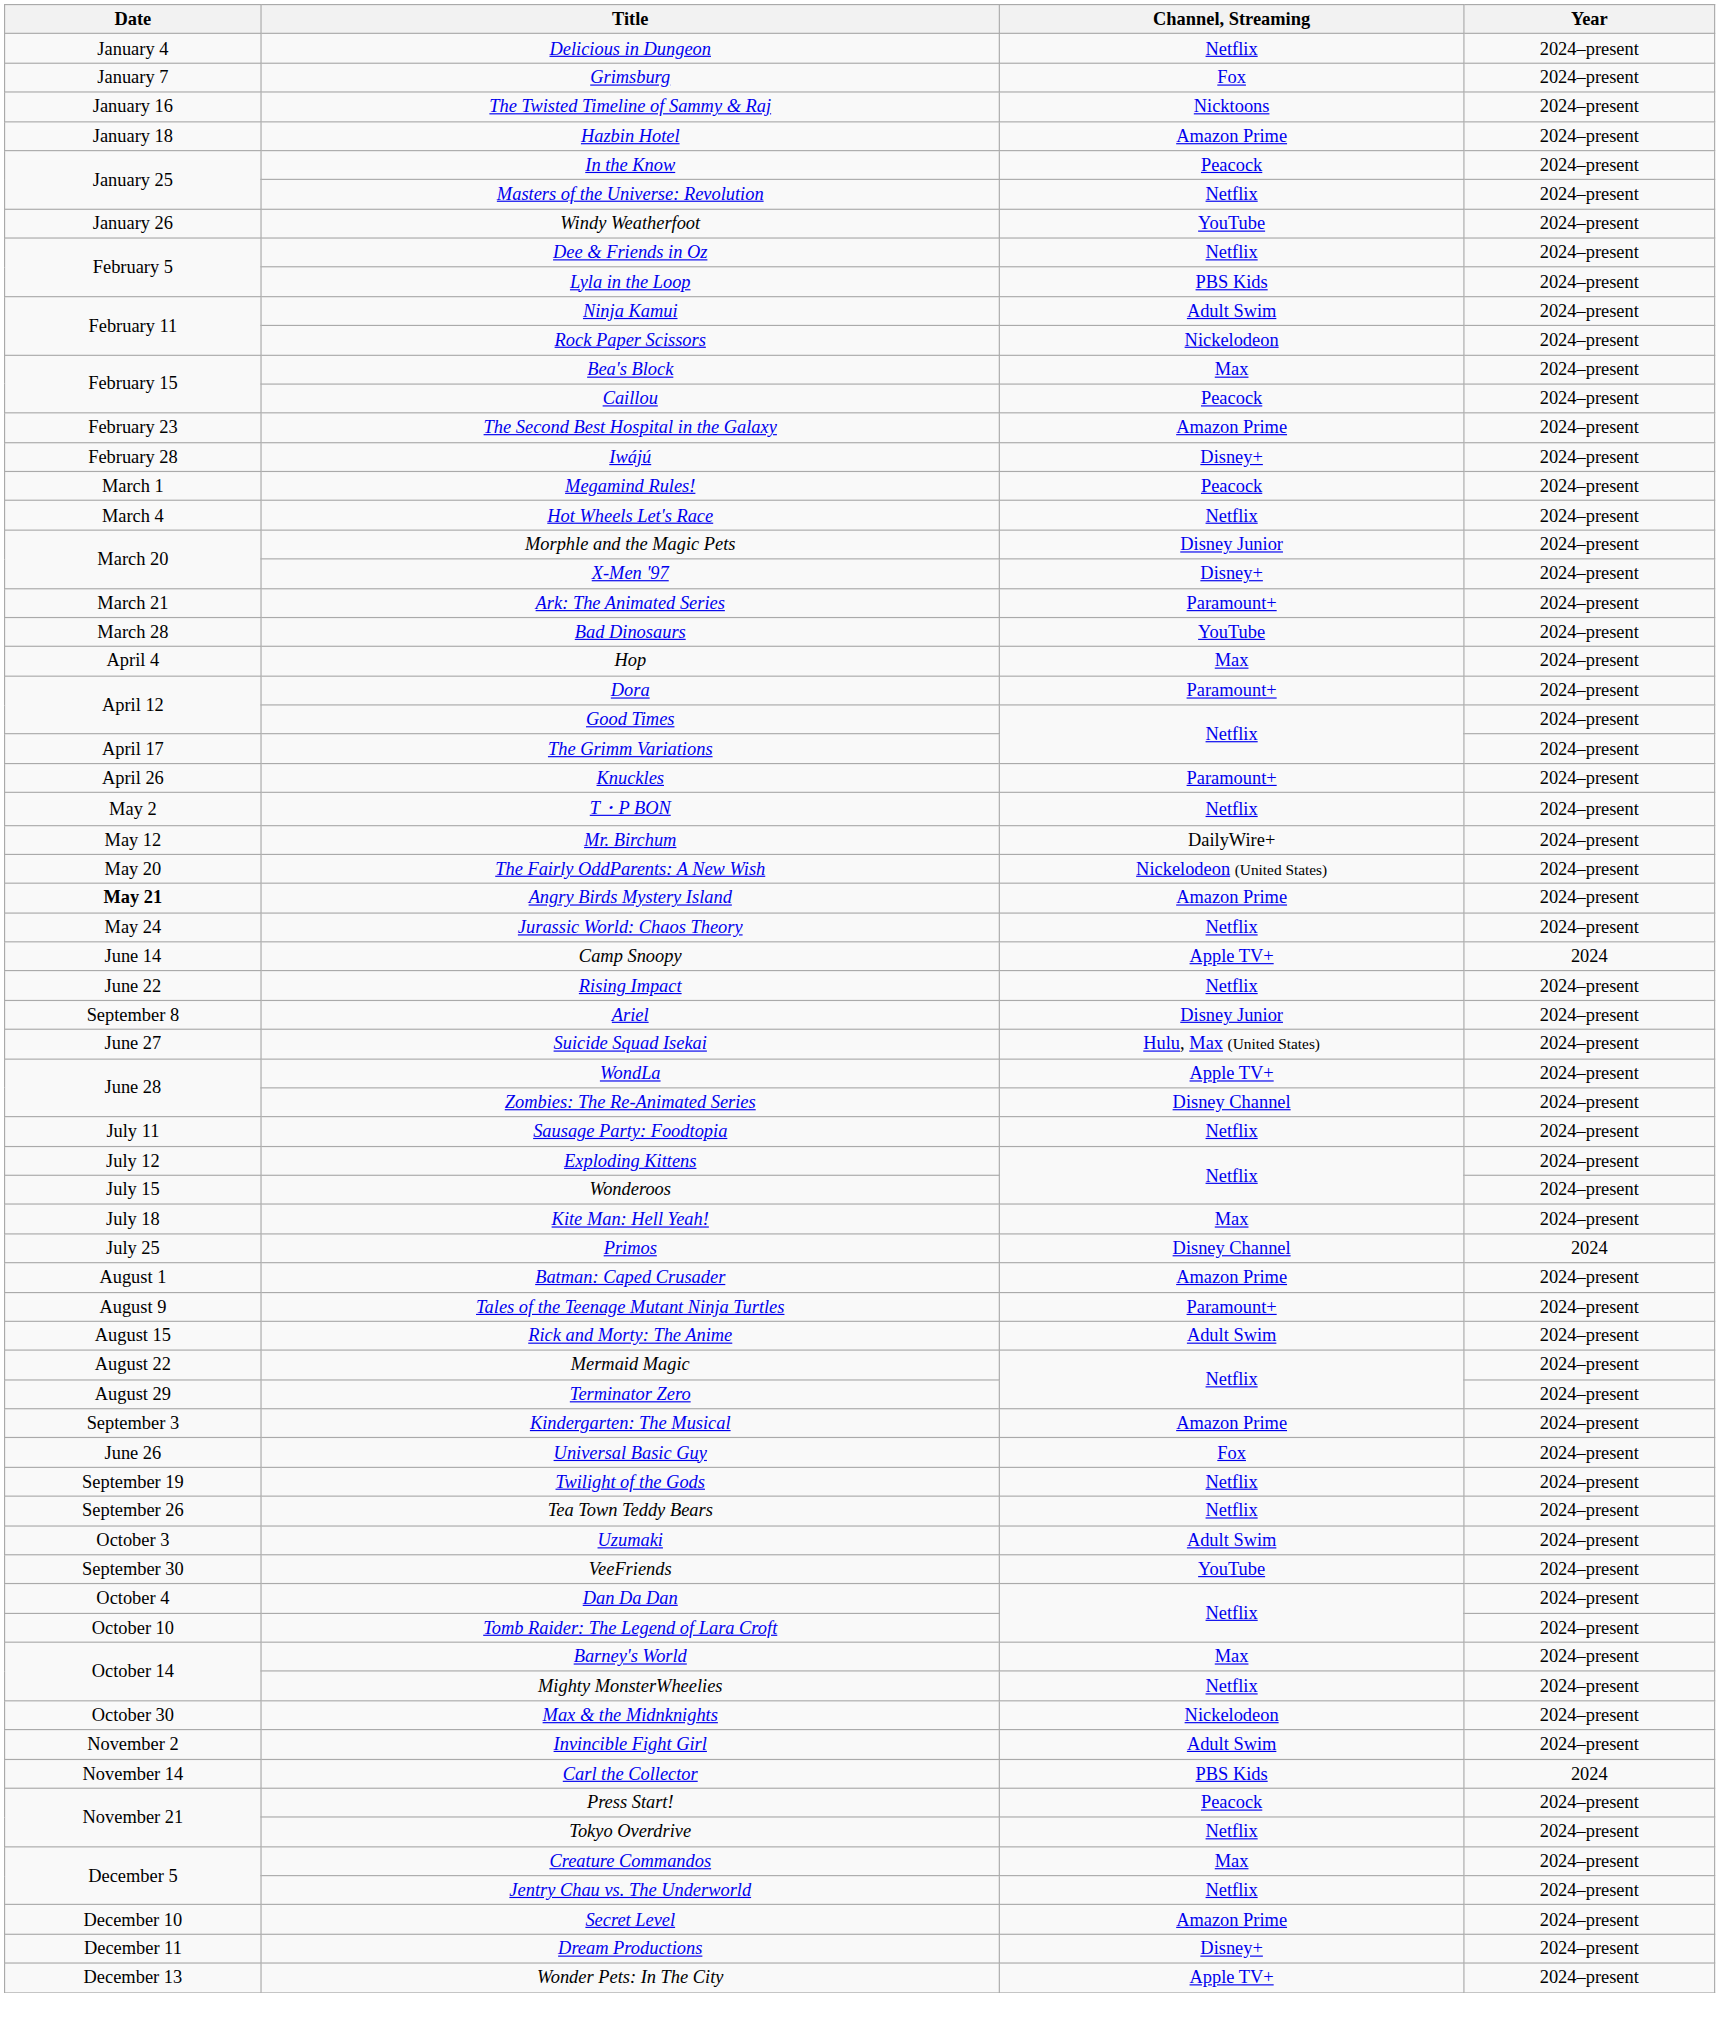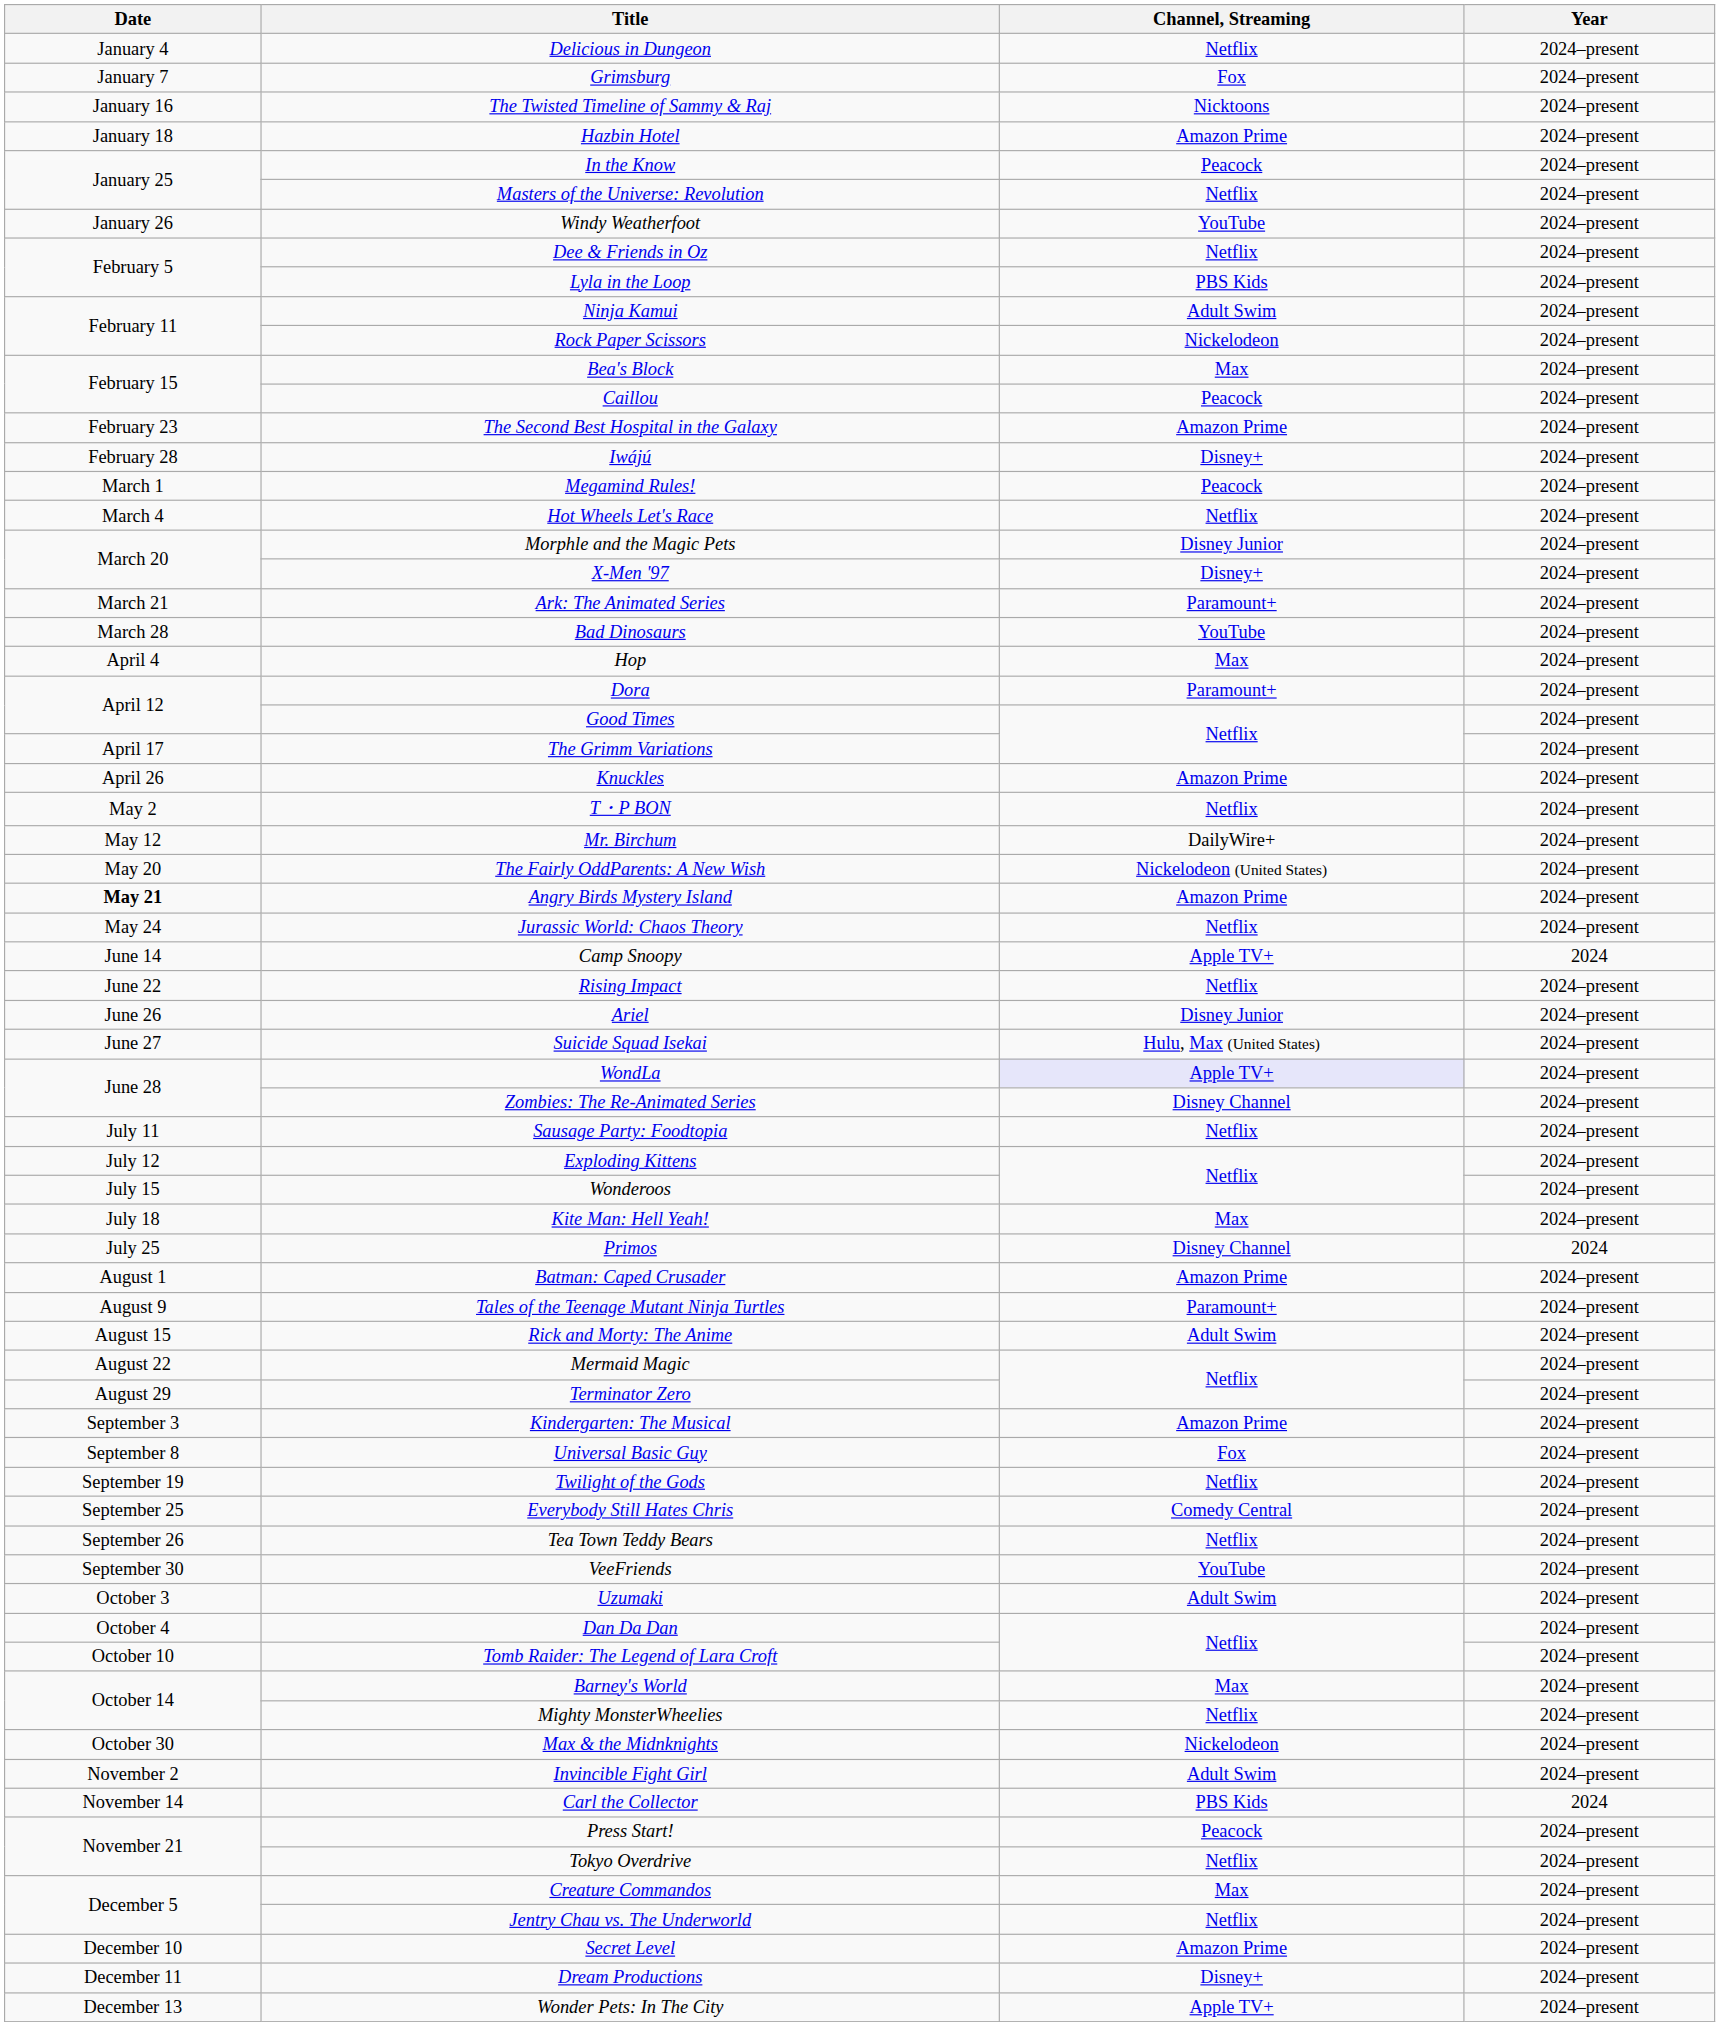(1232, 777) Paramount+ -> (1232, 777) Amazon Prime
(133, 1014) September 8 -> (133, 1014) June 26
(1232, 1073) no background -> (1232, 1073) lavender background
(133, 1452) June 26 -> (133, 1452) September 8
+ row: (630, 1510)
rows swapped: (630, 1569) <-> (630, 1539)
